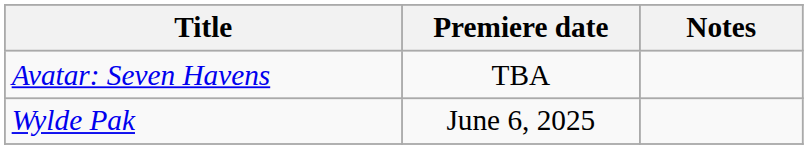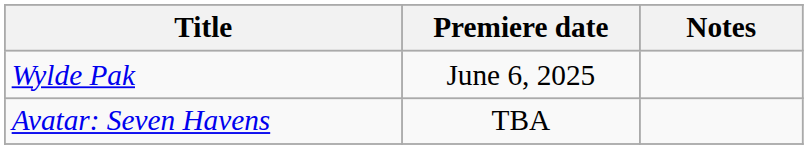rows swapped: (73, 120) <-> (141, 74)
